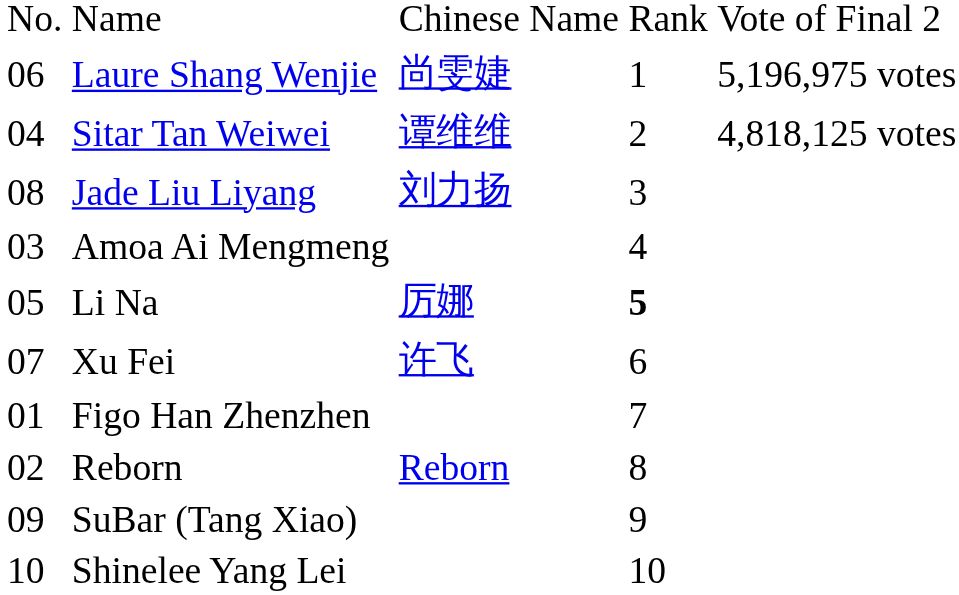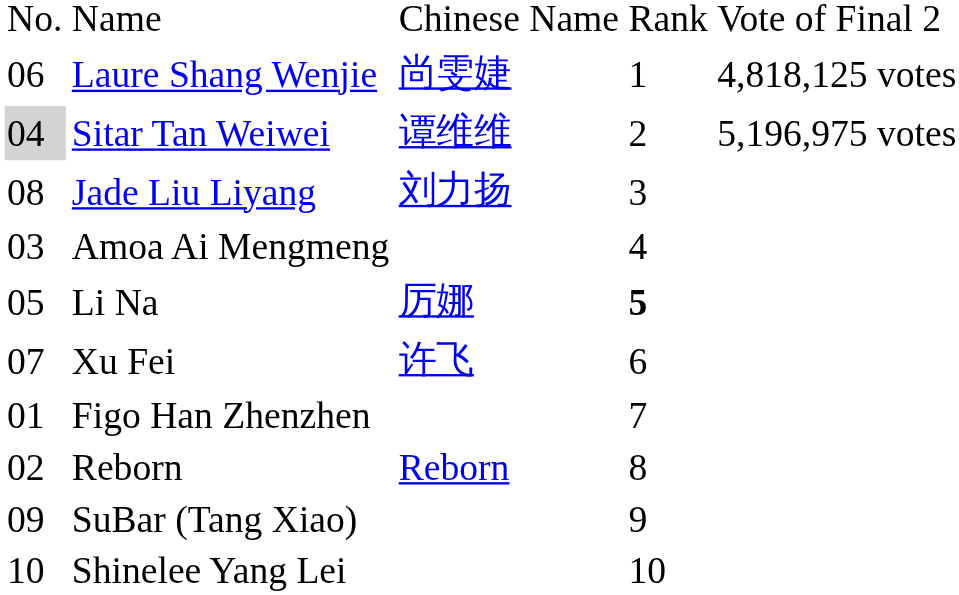(837, 73) 5,196,975 votes -> (837, 73) 4,818,125 votes
(26, 132) no background -> (26, 132) lightgrey background
(837, 132) 4,818,125 votes -> (837, 132) 5,196,975 votes
